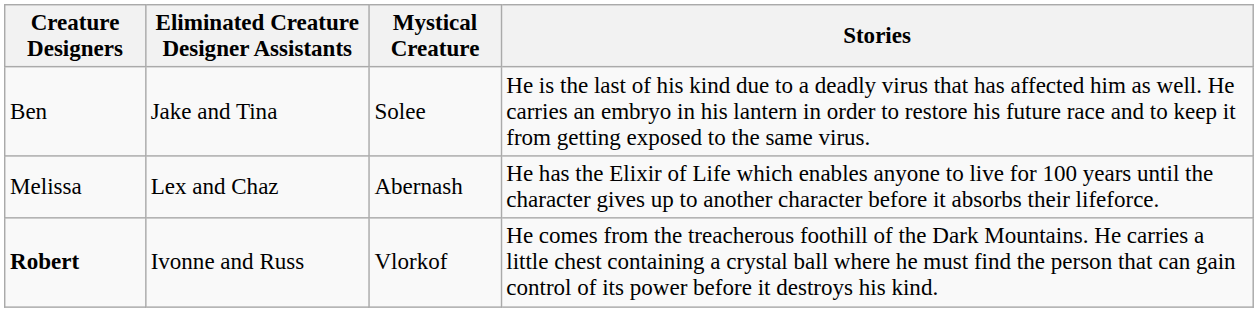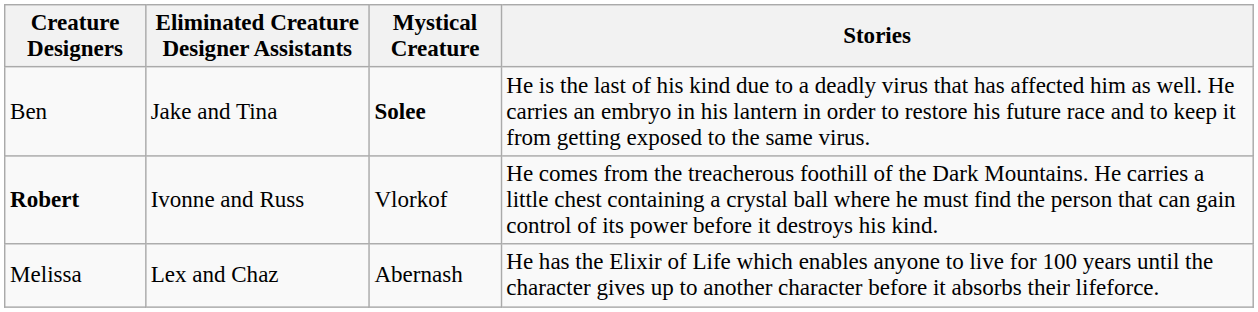(400, 111) normal -> (400, 111) bold
rows swapped: (46, 186) <-> (45, 261)
